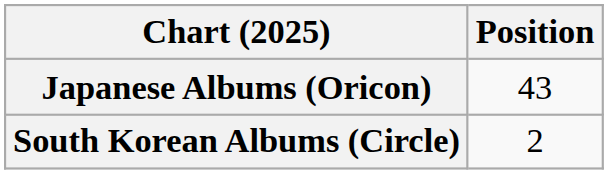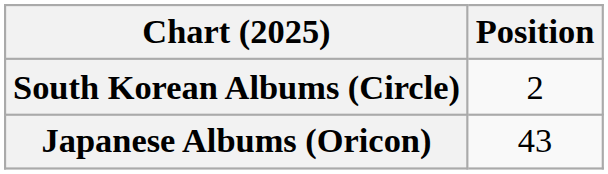rows swapped: (236, 86) <-> (236, 140)
